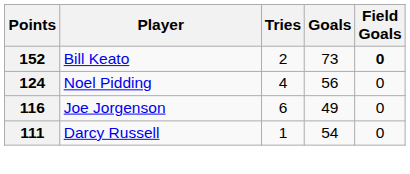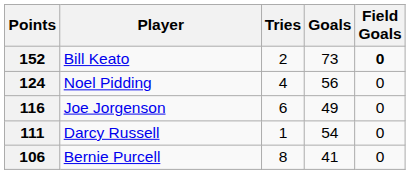+ row: (32, 157)
